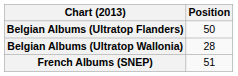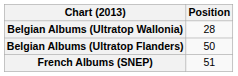rows swapped: (95, 29) <-> (95, 46)
